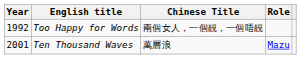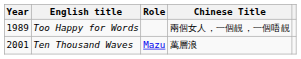columns swapped: (203, 12) <-> (279, 12)
(18, 28) 1992 -> (18, 28) 1989
